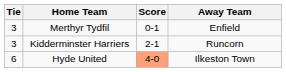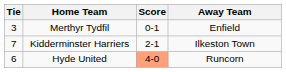(14, 43) 3 -> (14, 43) 7
(225, 43) Runcorn -> (225, 43) Ilkeston Town
(225, 59) Ilkeston Town -> (225, 59) Runcorn
